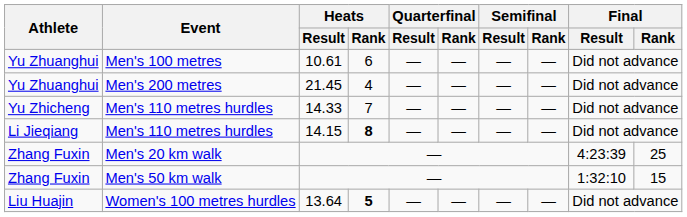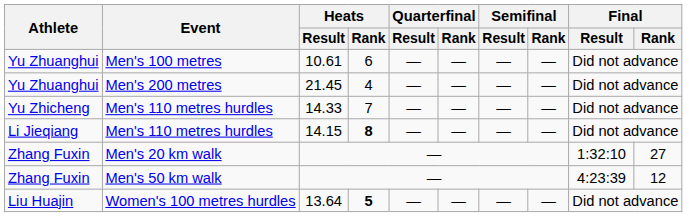(602, 154) 4:23:39 -> (602, 154) 1:32:10
(658, 154) 25 -> (658, 154) 27
(602, 178) 1:32:10 -> (602, 178) 4:23:39
(658, 178) 15 -> (658, 178) 12
